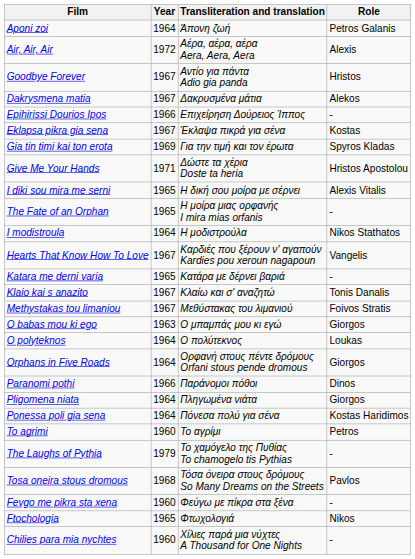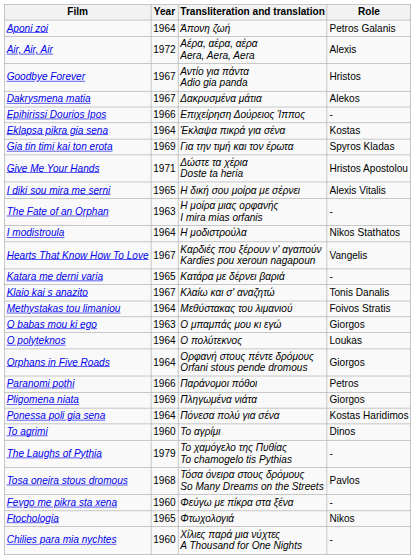(164, 131) 1967 -> (164, 131) 1964
(164, 212) 1965 -> (164, 212) 1963
(164, 308) 1967 -> (164, 308) 1964
(342, 384) Dinos -> (344, 384) Petros
(164, 400) 1964 -> (164, 400) 1969
(344, 432) Petros -> (342, 432) Dinos
